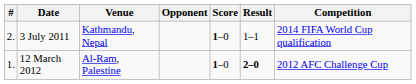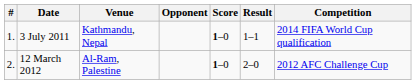(11, 36) 2. -> (11, 36) 1.
(11, 65) 1. -> (11, 65) 2.
(251, 65) bold -> (251, 65) normal
